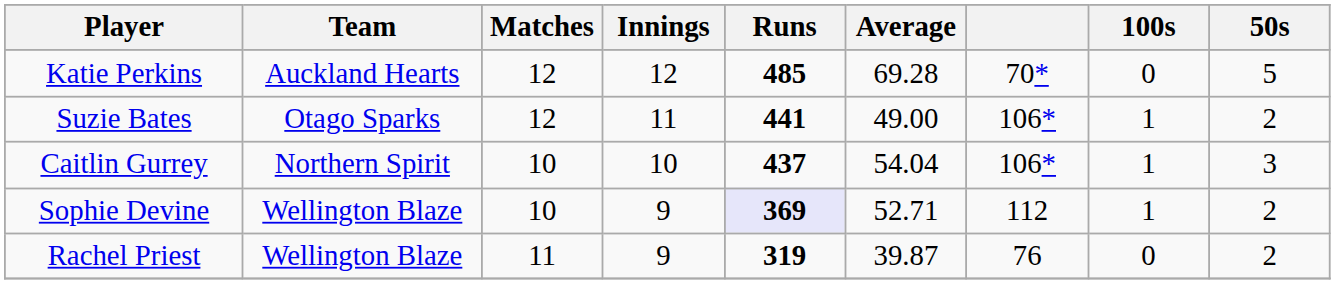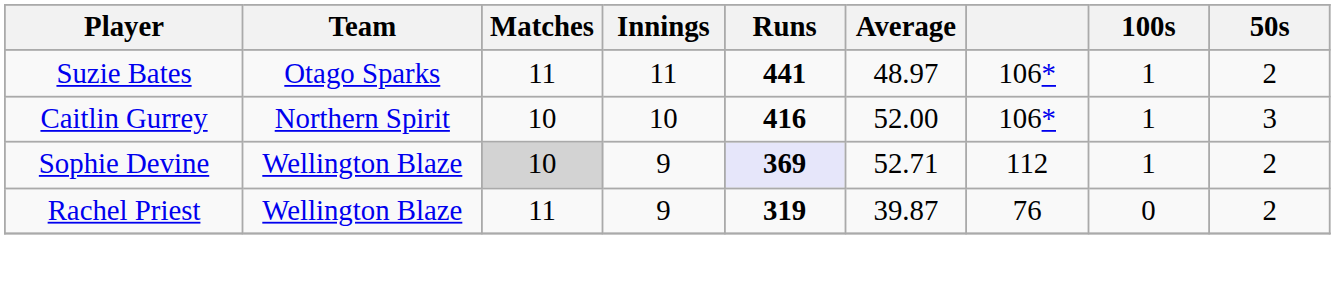- row: (124, 73)
(542, 118) 12 -> (542, 73) 11
(906, 118) 49.00 -> (906, 73) 48.97
(785, 164) 437 -> (785, 118) 416
(906, 164) 54.04 -> (906, 118) 52.00
(542, 210) no background -> (542, 164) lightgrey background
